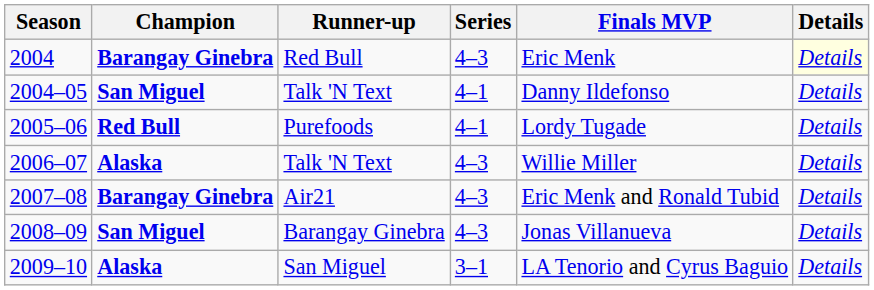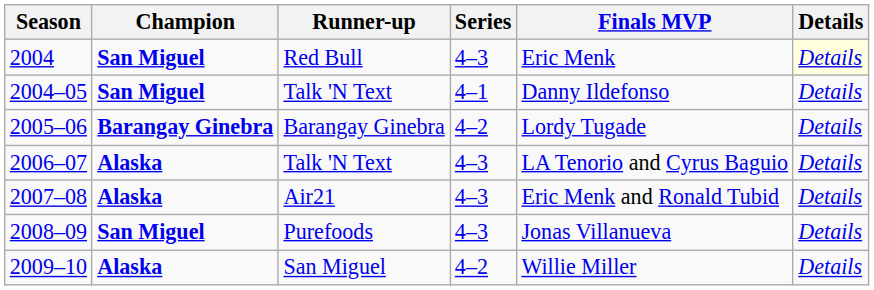(185, 57) Barangay Ginebra -> (151, 57) San Miguel
(139, 127) Red Bull -> (185, 127) Barangay Ginebra
(328, 127) Purefoods -> (364, 127) Barangay Ginebra
(471, 127) 4–1 -> (471, 127) 4–2
(579, 162) Willie Miller -> (655, 162) LA Tenorio and Cyrus Baguio
(185, 197) Barangay Ginebra -> (130, 197) Alaska
(364, 232) Barangay Ginebra -> (328, 232) Purefoods
(471, 267) 3–1 -> (471, 267) 4–2
(655, 267) LA Tenorio and Cyrus Baguio -> (579, 267) Willie Miller
